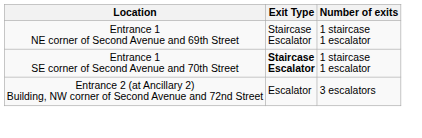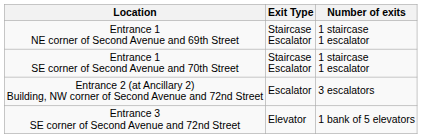(291, 63) bold -> (290, 63) normal
+ row: (135, 119)
